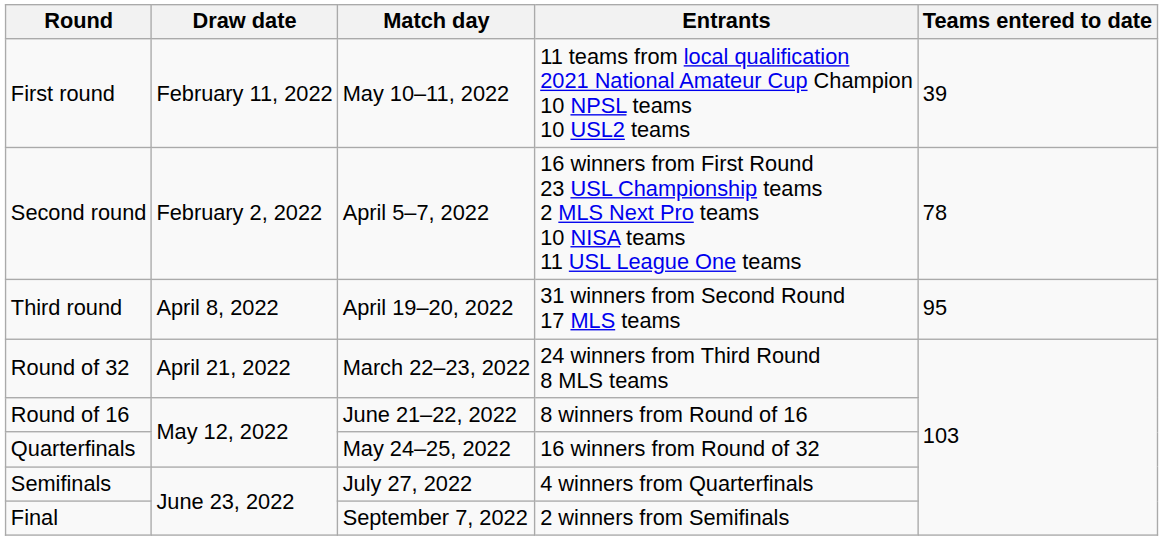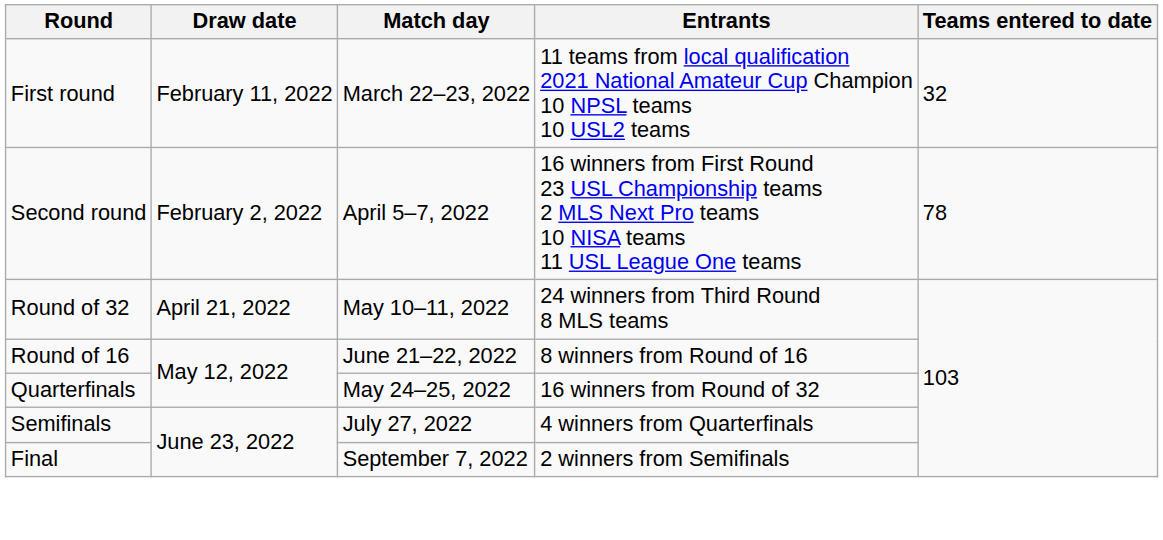(426, 92) May 10–11, 2022 -> (436, 92) March 22–23, 2022
(935, 92) 39 -> (935, 92) 32
- row: (67, 308)
(436, 367) March 22–23, 2022 -> (426, 308) May 10–11, 2022
